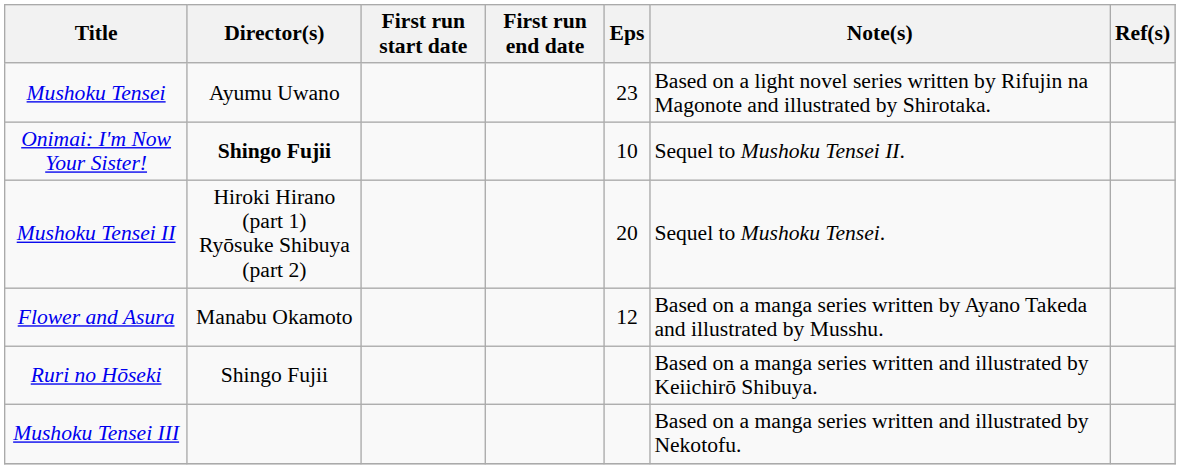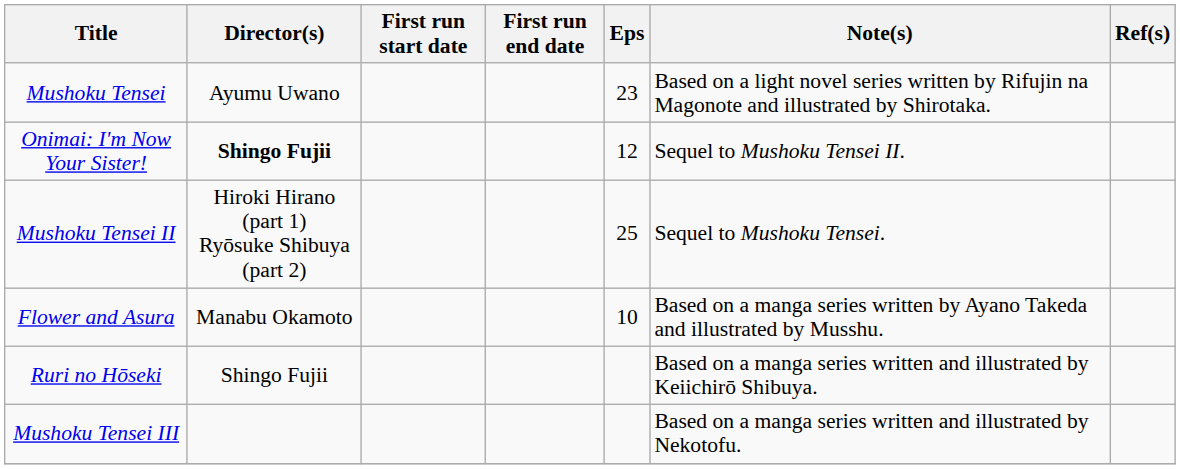(627, 150) 10 -> (627, 150) 12
(627, 233) 20 -> (627, 233) 25
(627, 316) 12 -> (627, 316) 10
